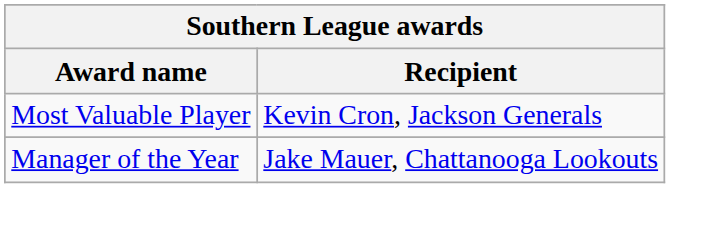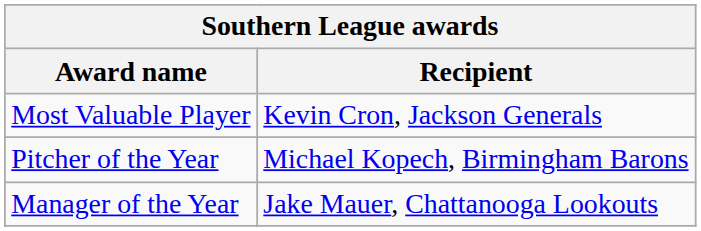+ row: (115, 159)
